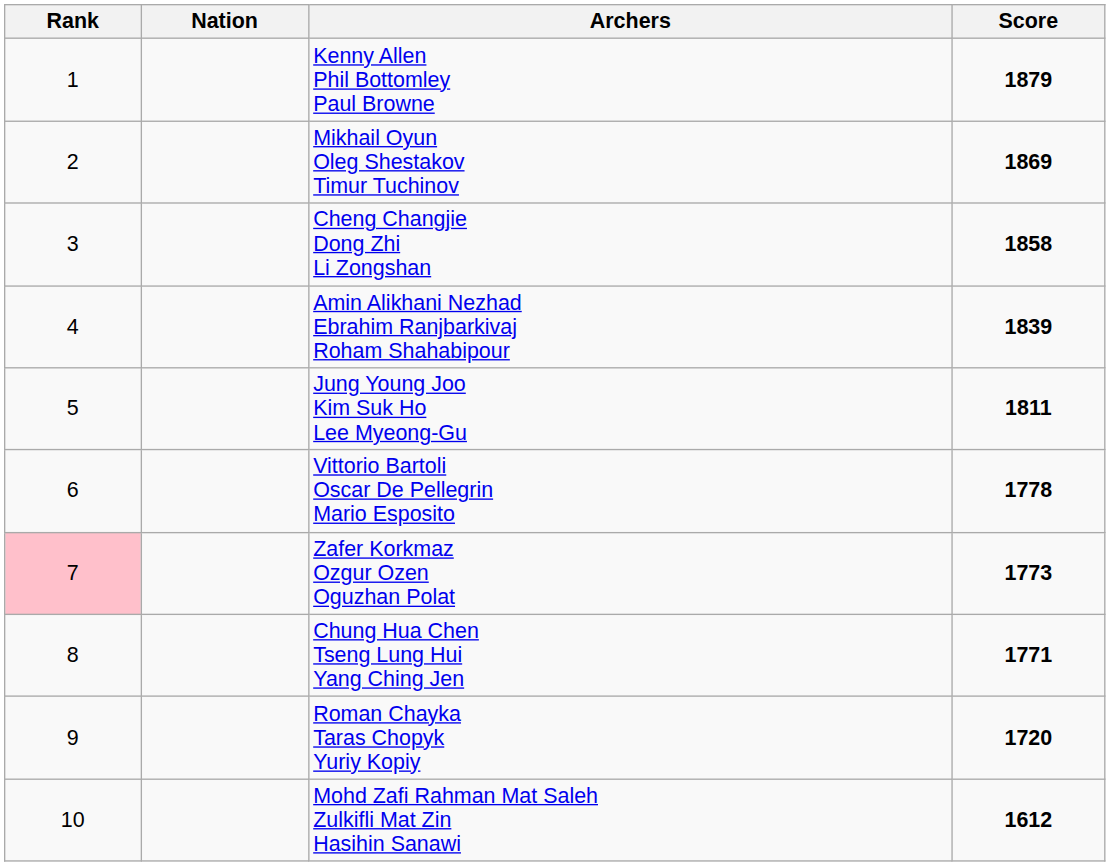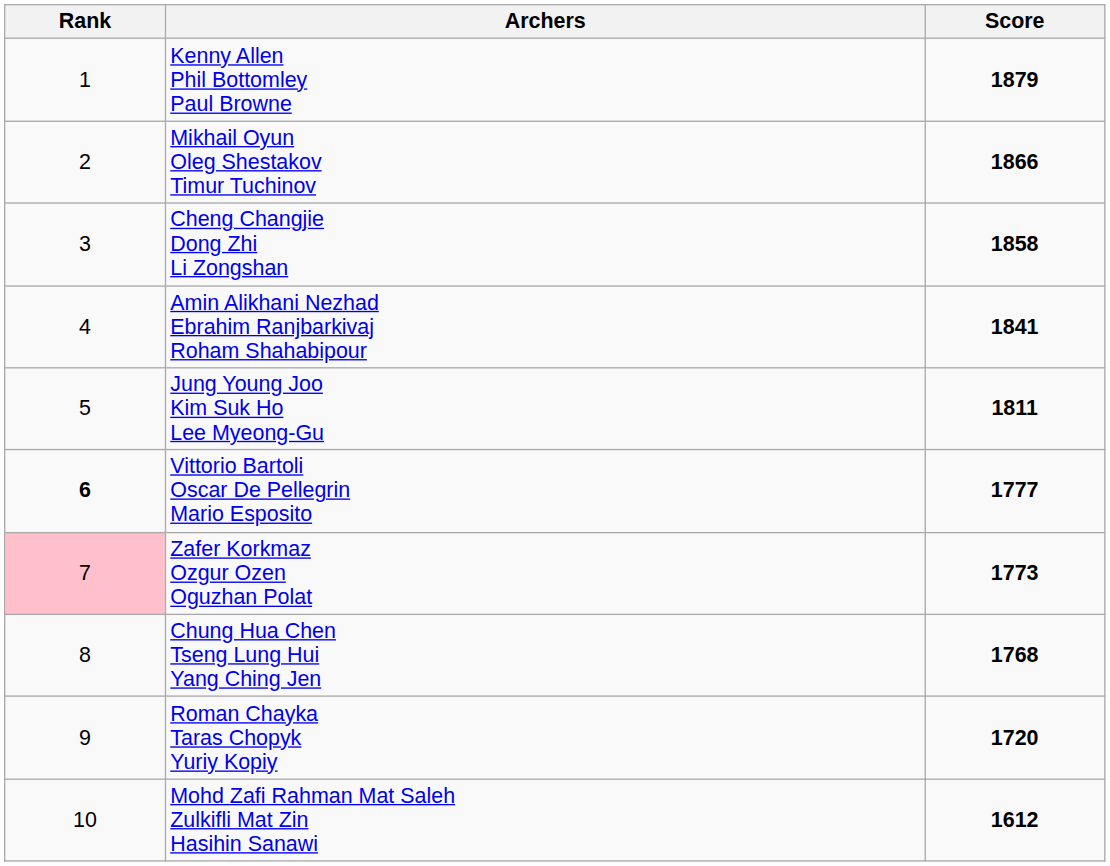- column: (225, 21)
(1028, 161) 1869 -> (1015, 161) 1866
(1028, 326) 1839 -> (1015, 326) 1841
(73, 490) normal -> (85, 490) bold
(1028, 490) 1778 -> (1015, 490) 1777
(1028, 655) 1771 -> (1015, 655) 1768
